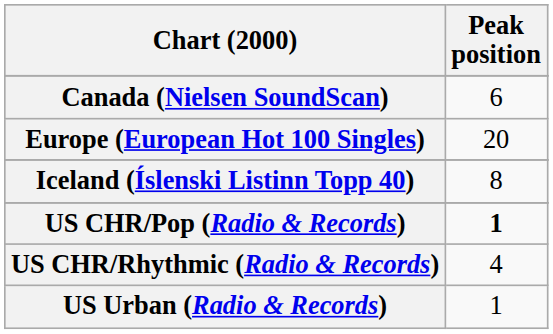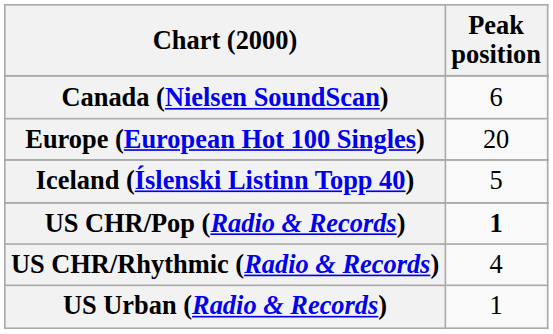(496, 180) 8 -> (496, 180) 5
